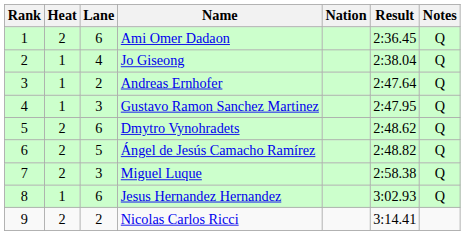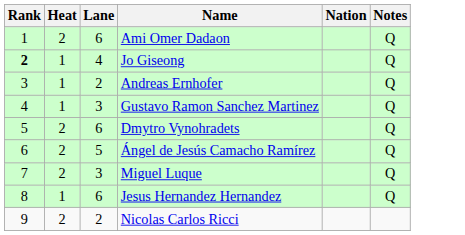- column: (395, 15)
(24, 60) normal -> (24, 60) bold
